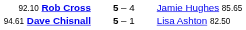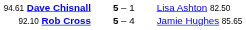rows swapped: (55, 7) <-> (47, 21)
